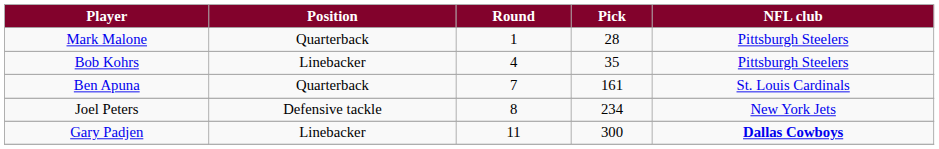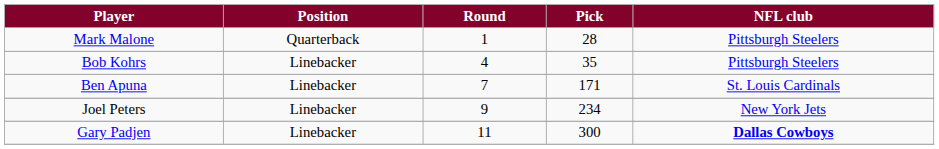(332, 86) Quarterback -> (323, 86) Linebacker
(612, 86) 161 -> (590, 86) 171
(332, 109) Defensive tackle -> (323, 109) Linebacker
(514, 109) 8 -> (484, 109) 9
